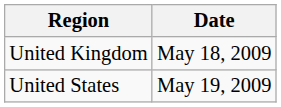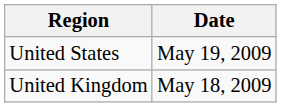rows swapped: (78, 53) <-> (64, 85)
